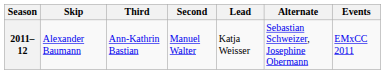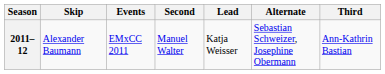columns swapped: (137, 12) <-> (356, 12)
